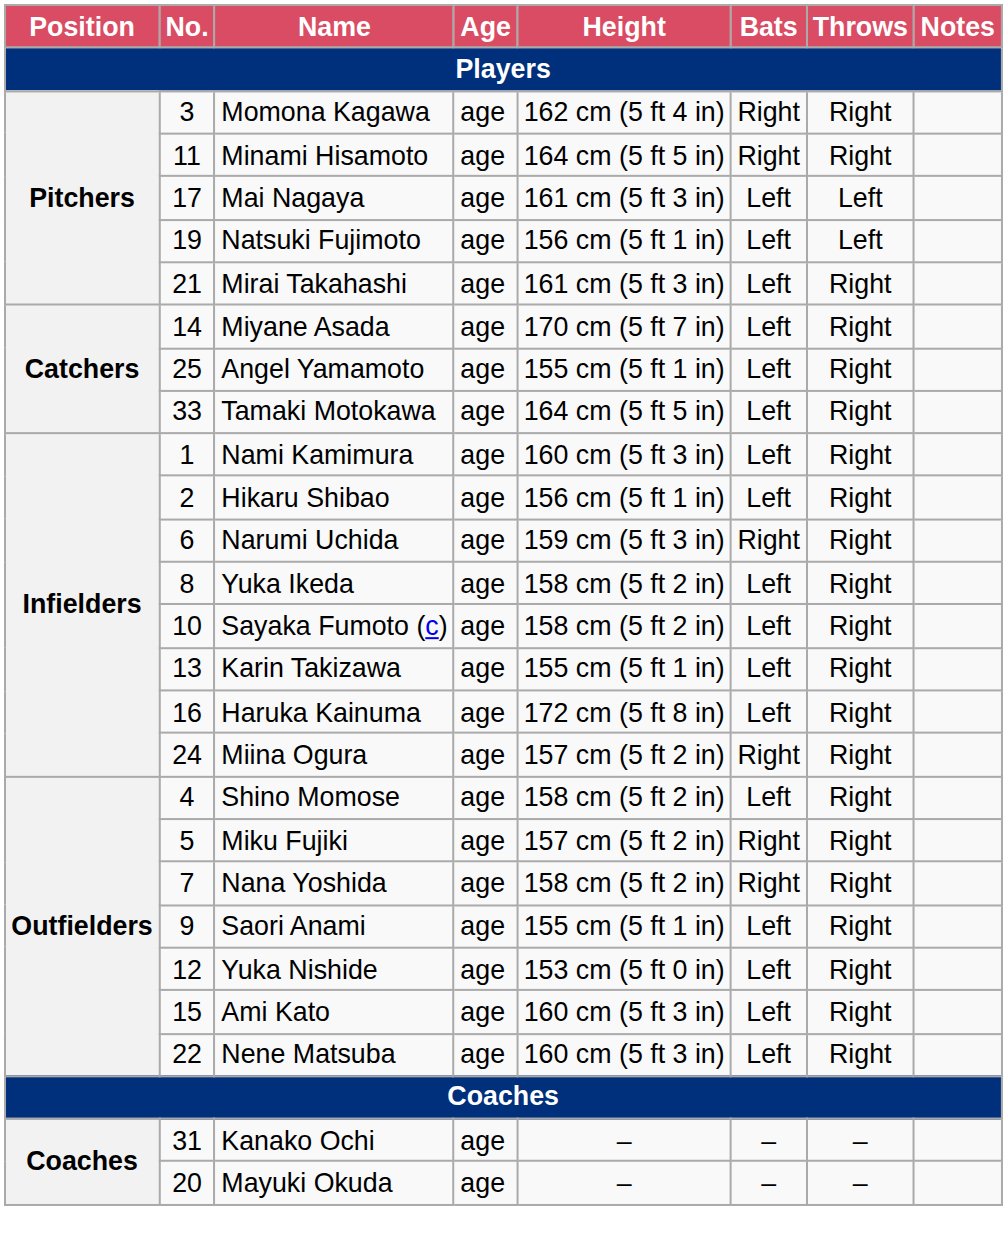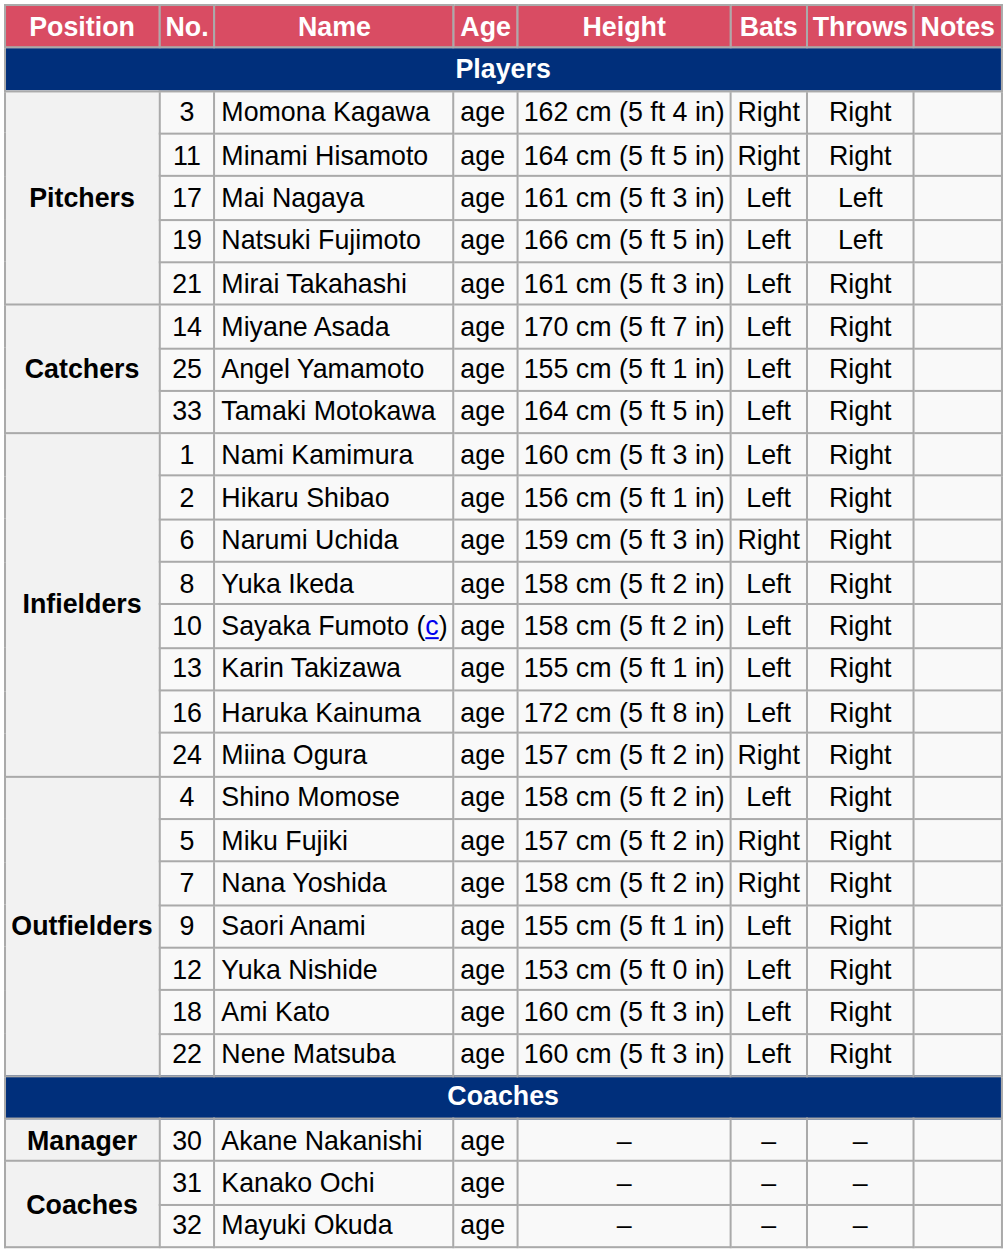(624, 241) 156 cm (5 ft 1 in) -> (624, 241) 166 cm (5 ft 5 in)
(187, 1012) 15 -> (187, 1012) 18
+ row: (322, 1141)
(187, 1183) 20 -> (187, 1226) 32
